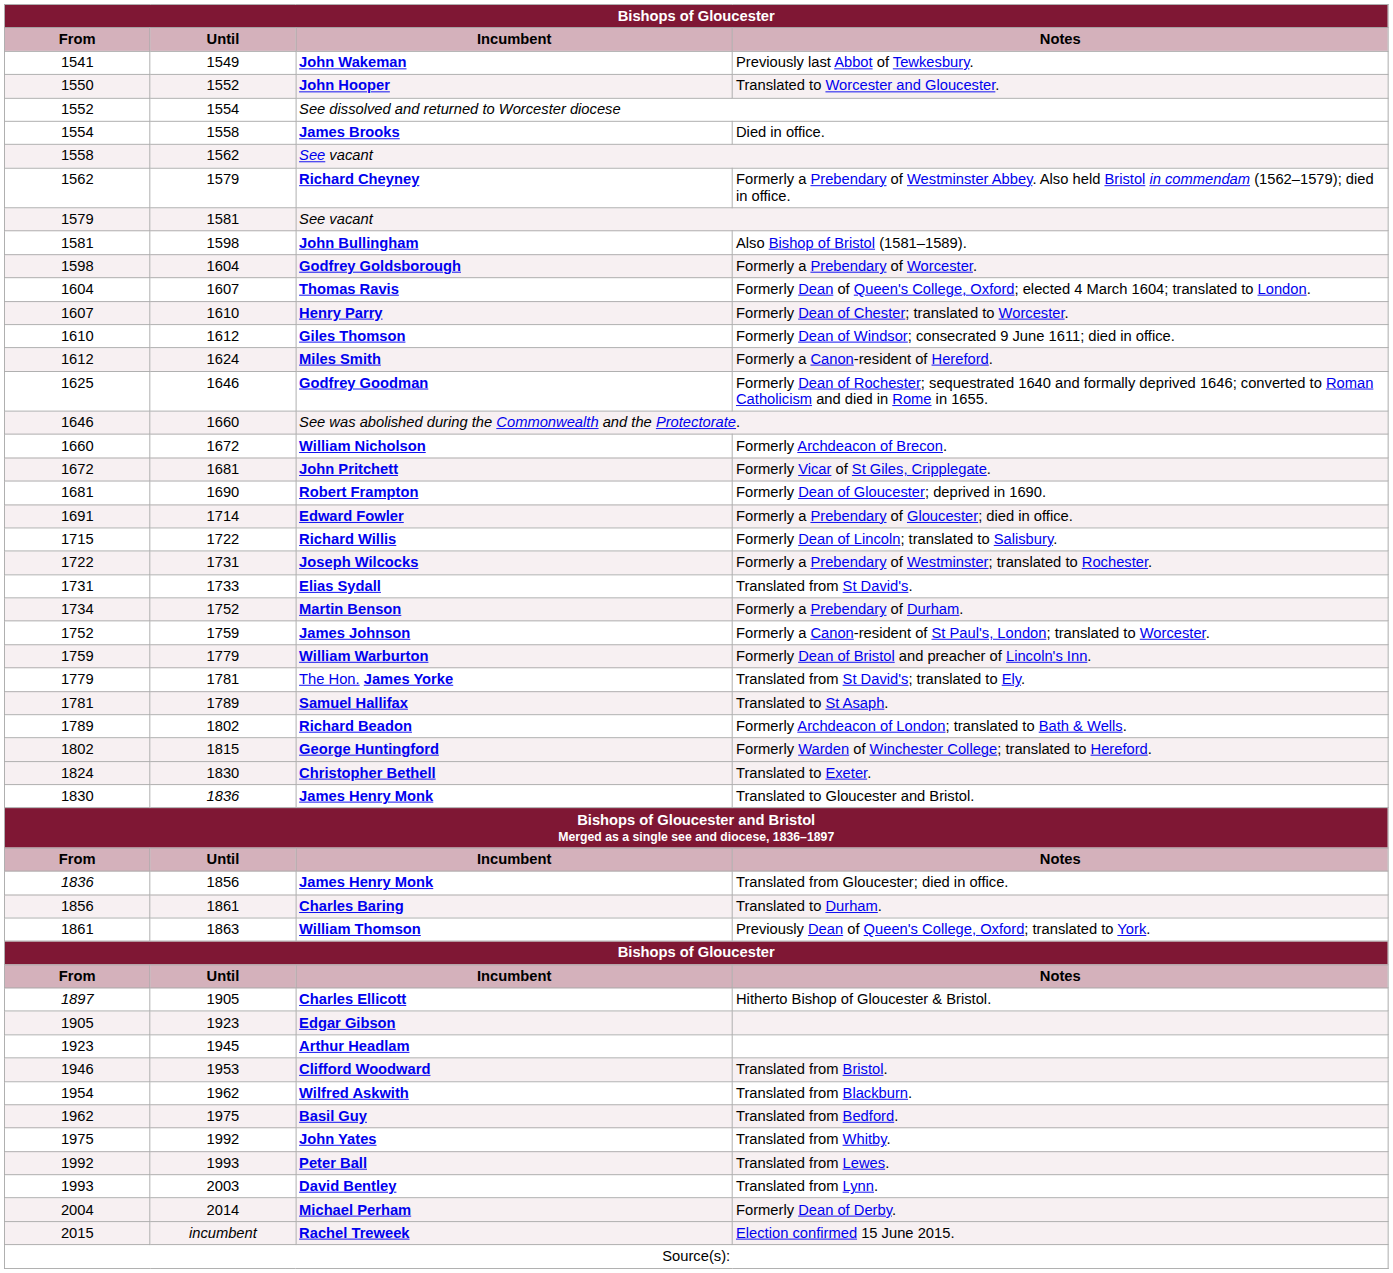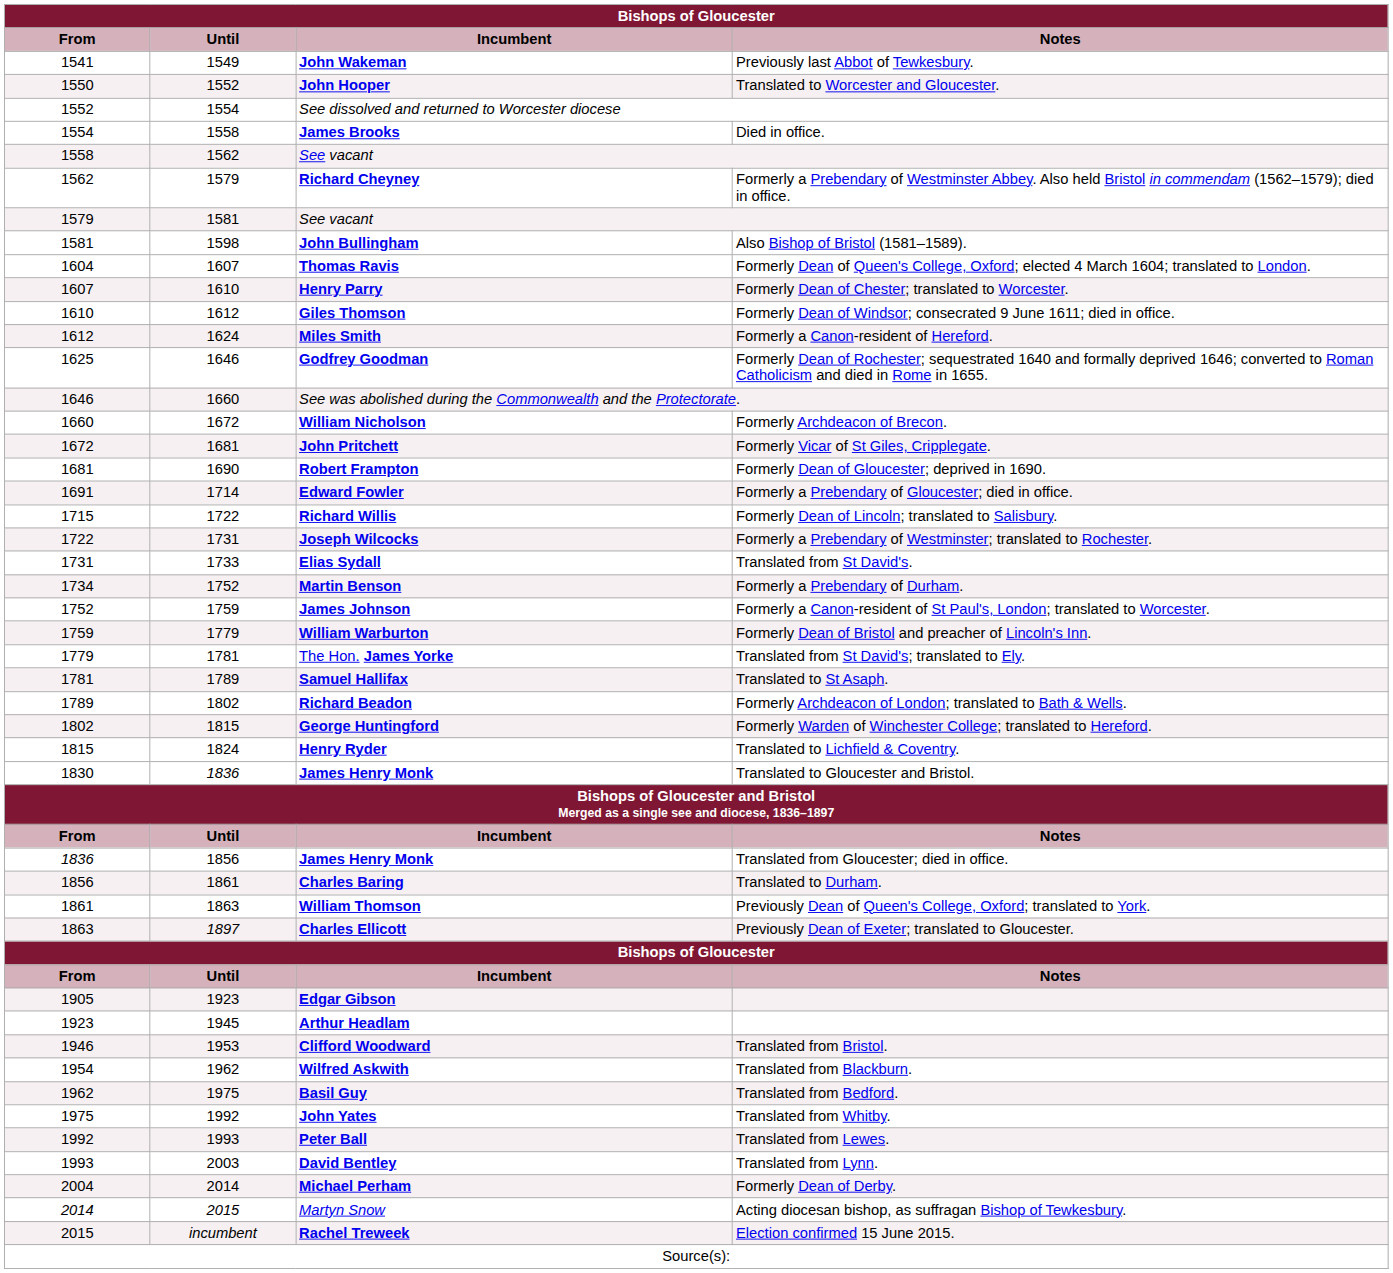- row: (77, 266)
+ row: (77, 749)
- row: (77, 772)
+ row: (77, 929)
- row: (77, 999)
+ row: (77, 1209)
